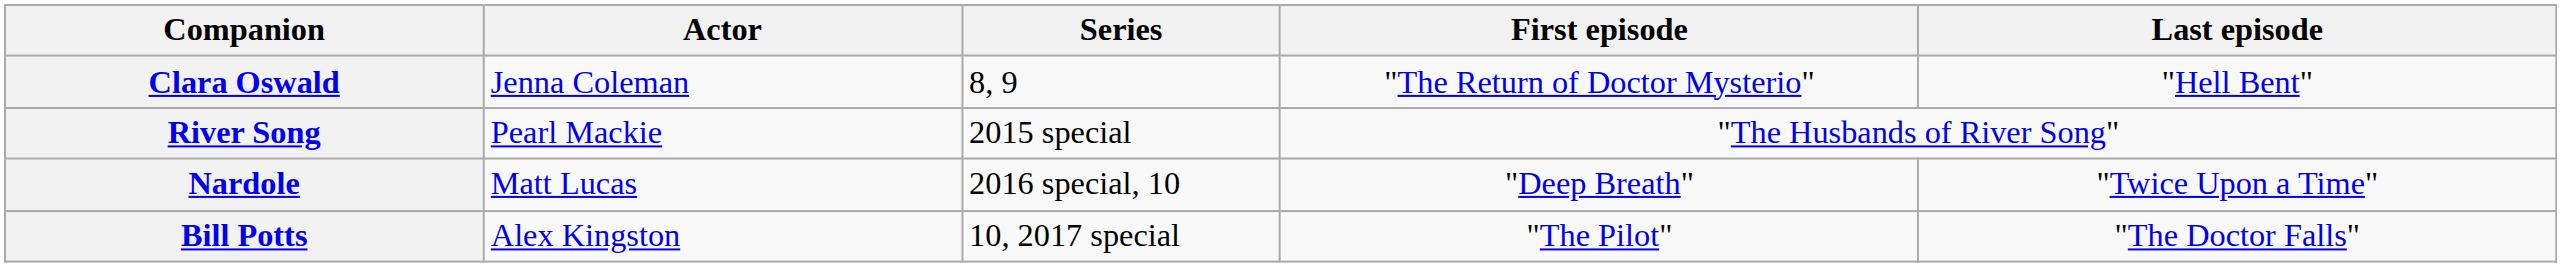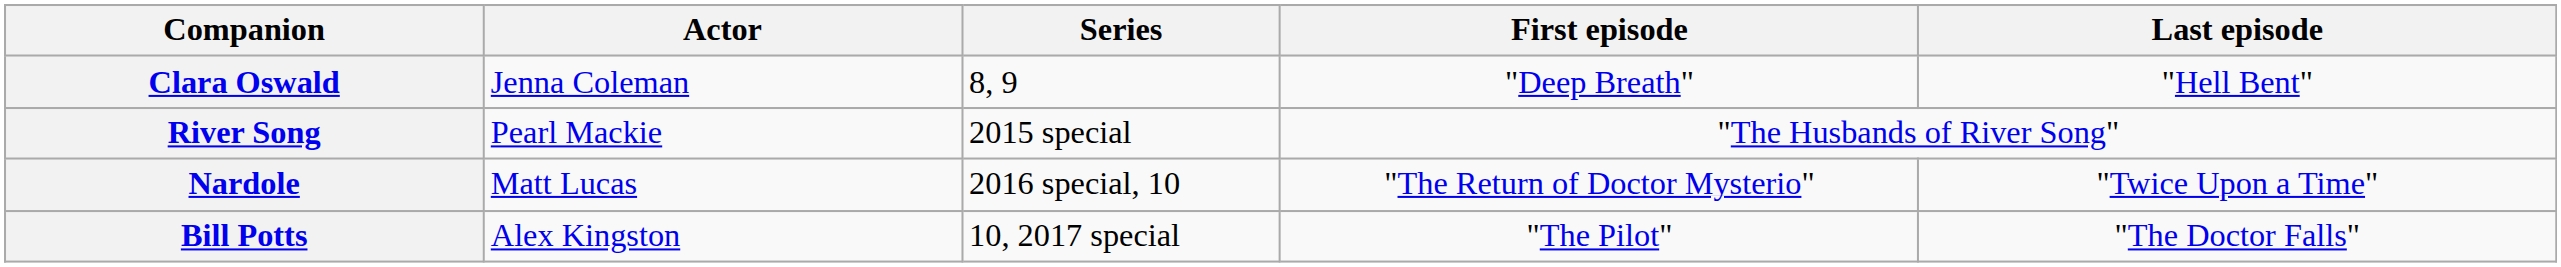(1599, 81) "The Return of Doctor Mysterio" -> (1599, 81) "Deep Breath"
(1599, 183) "Deep Breath" -> (1599, 183) "The Return of Doctor Mysterio"
